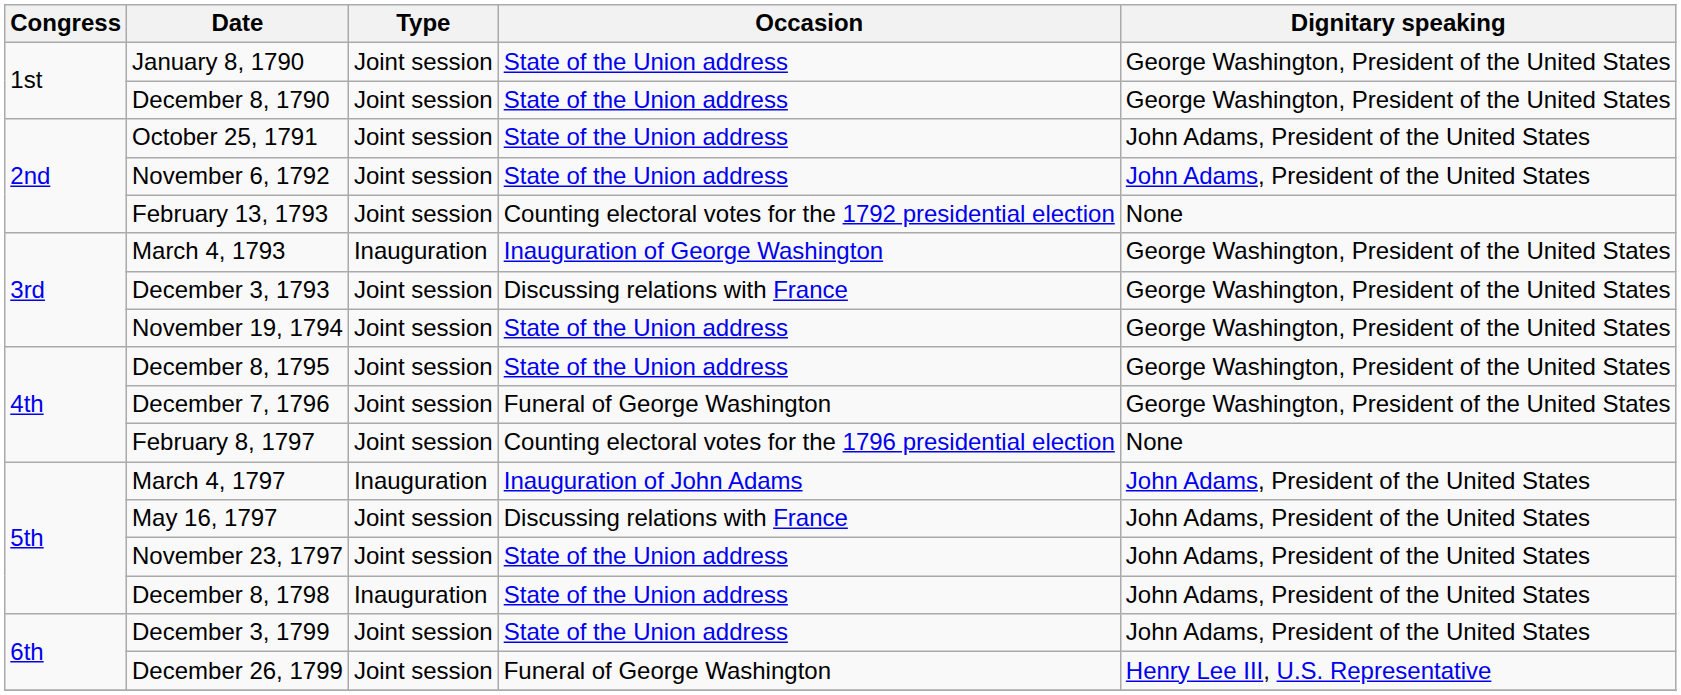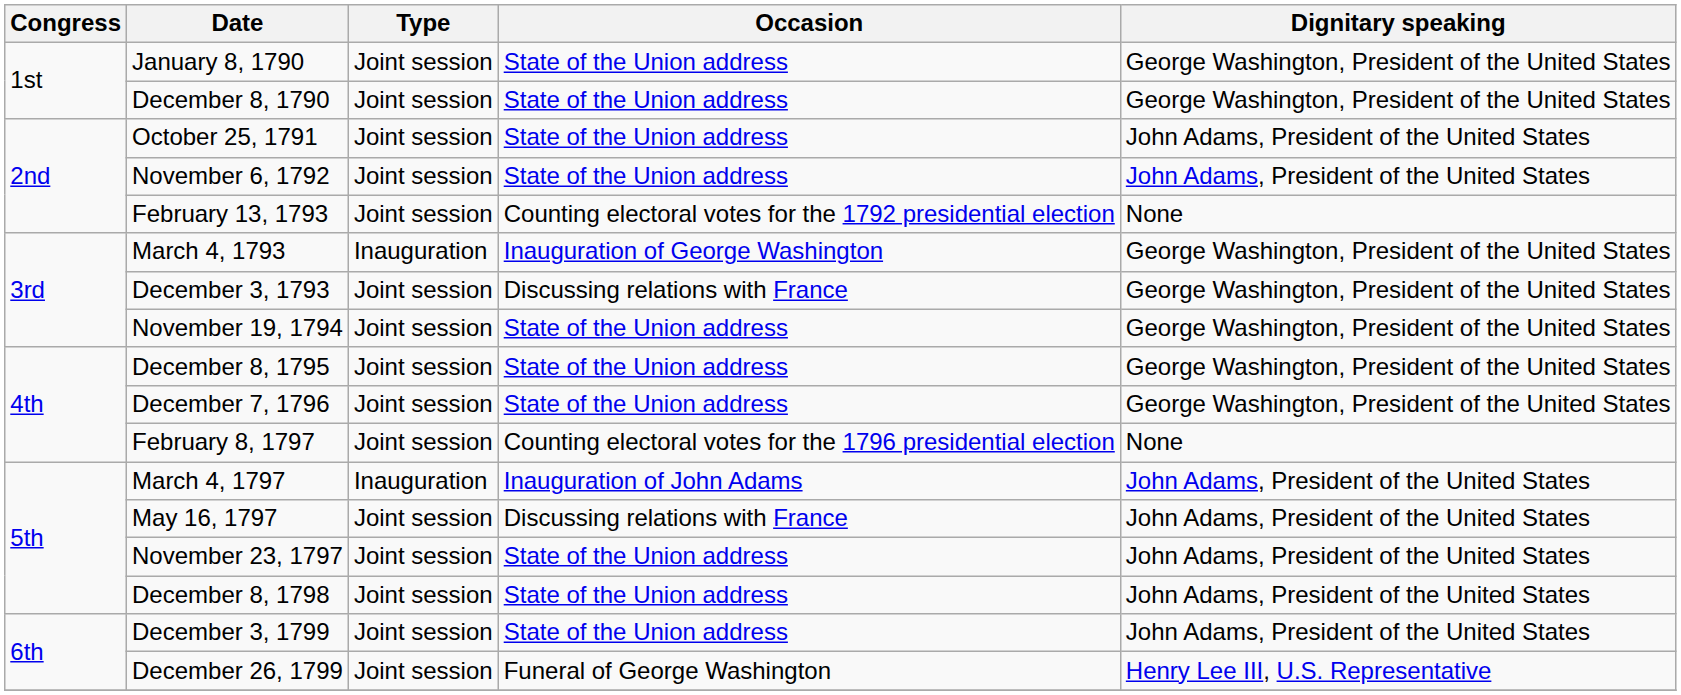(667, 404) Funeral of George Washington -> (646, 404) State of the Union address
(421, 594) Inauguration -> (423, 594) Joint session
